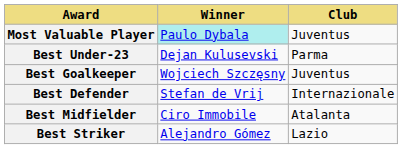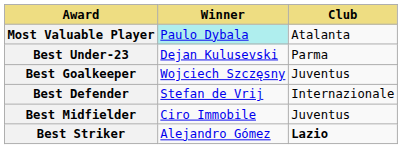(321, 34) Juventus -> (321, 34) Atalanta
(321, 114) Atalanta -> (321, 114) Juventus
(310, 134) normal -> (310, 134) bold
